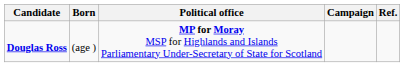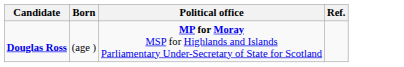- column: (350, 12)
